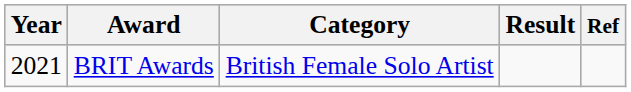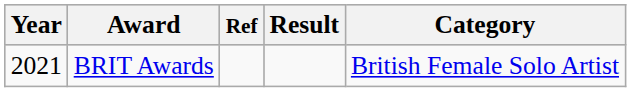columns swapped: (360, 24) <-> (603, 26)
